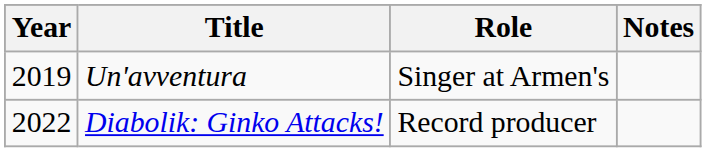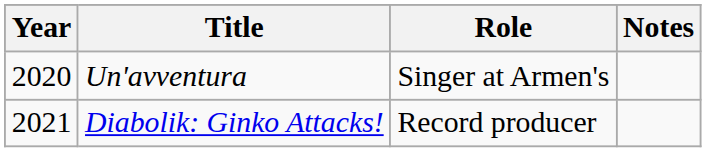(42, 75) 2019 -> (42, 75) 2020
(42, 122) 2022 -> (42, 122) 2021
